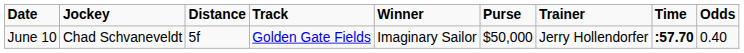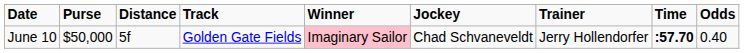columns swapped: (502, 15) <-> (86, 15)
(427, 37) no background -> (357, 37) pink background
